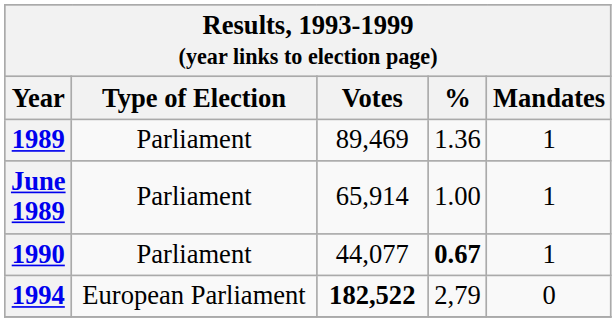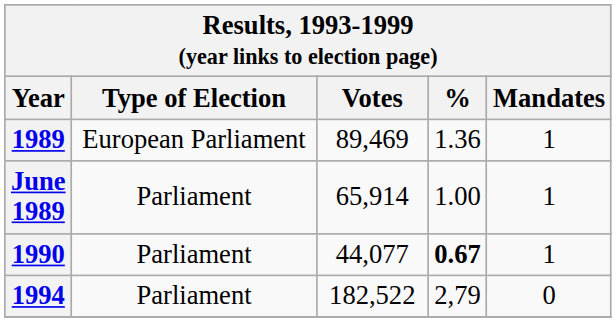(194, 139) Parliament -> (194, 139) European Parliament
(194, 295) European Parliament -> (194, 295) Parliament
(372, 295) bold -> (372, 295) normal
